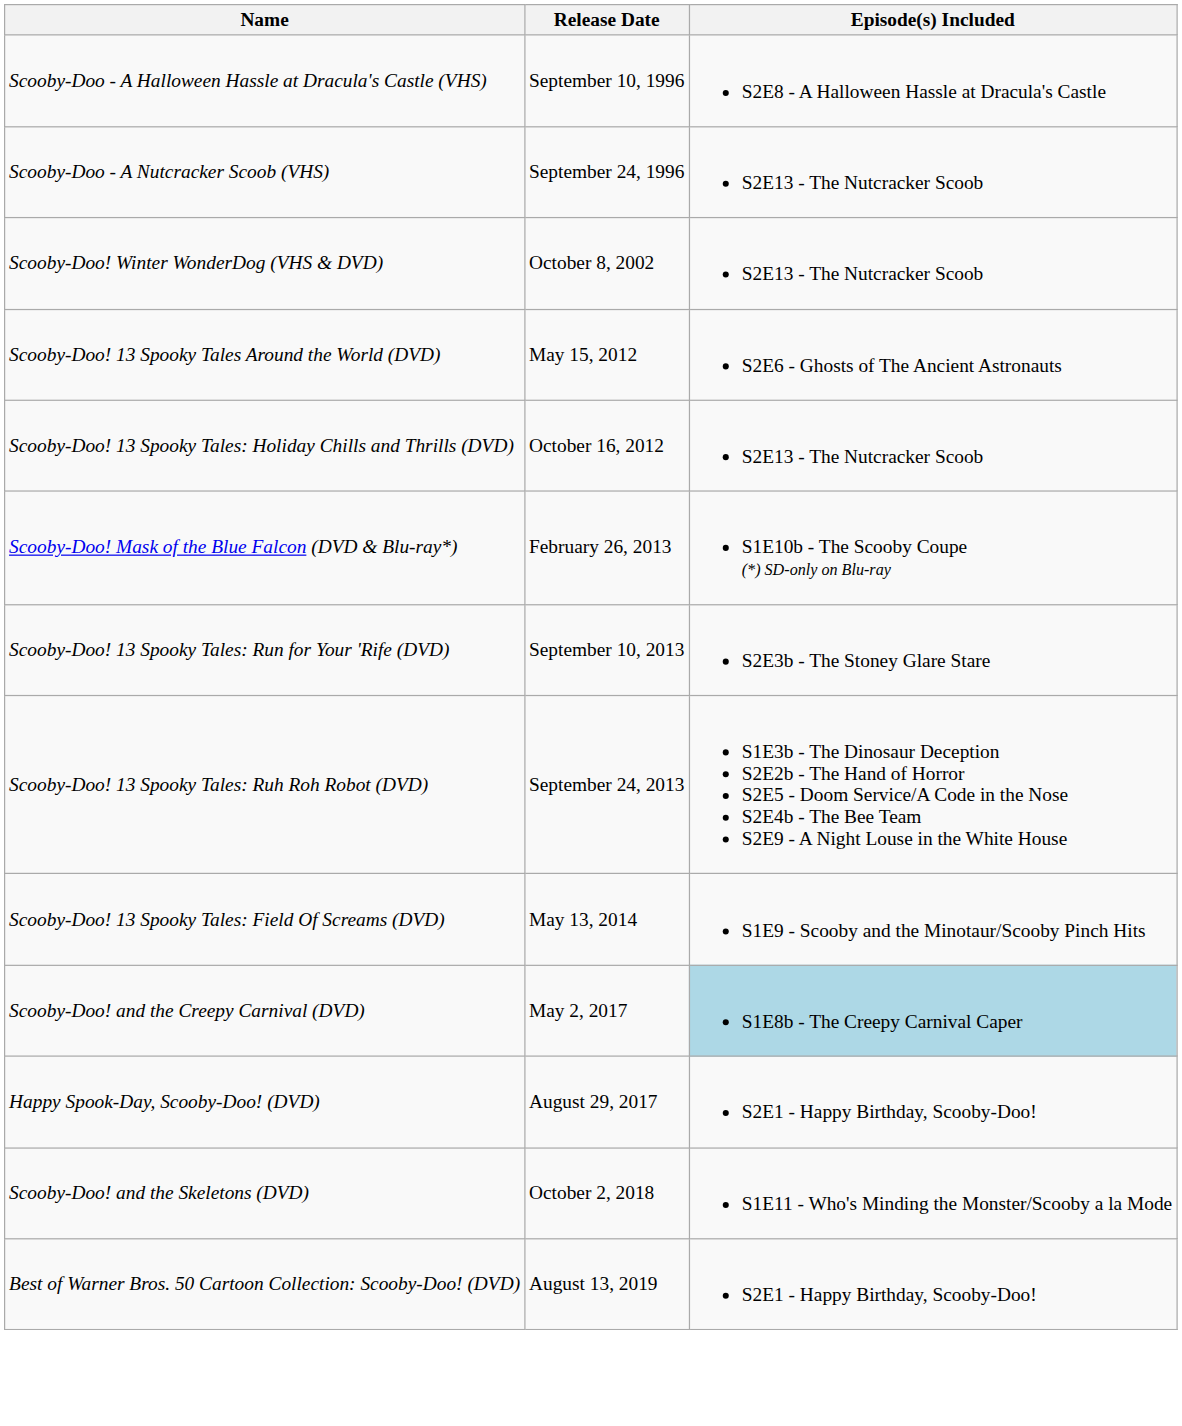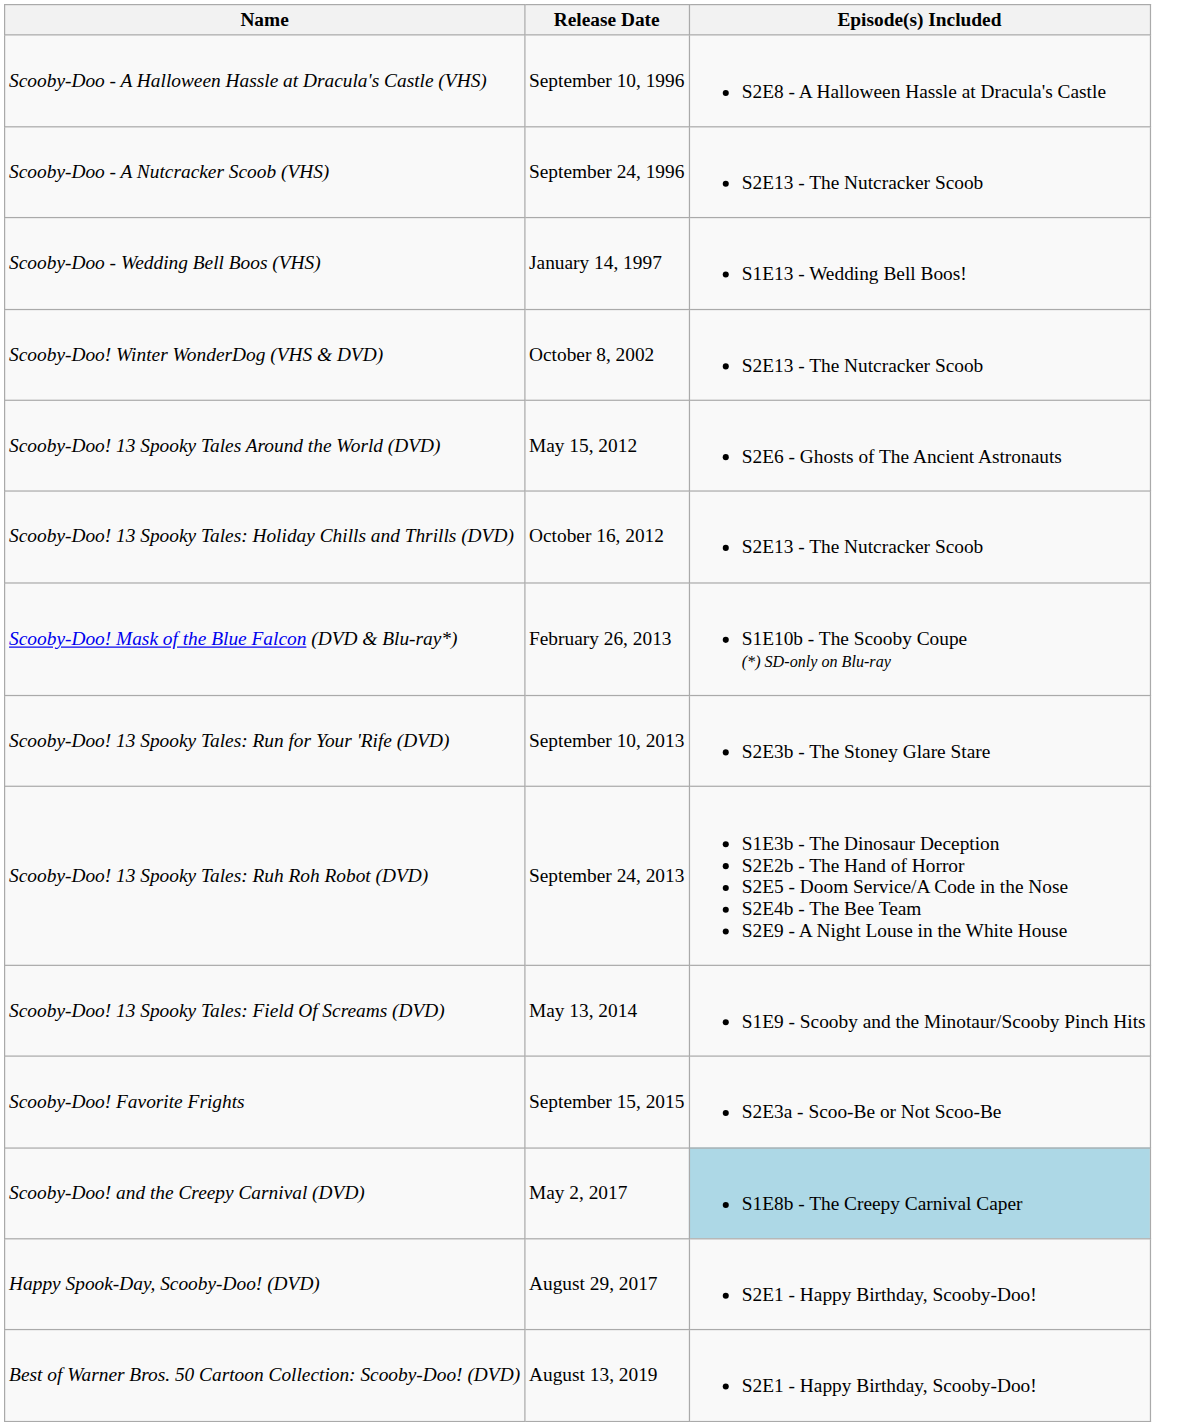+ row: (165, 263)
+ row: (127, 1101)
- row: (159, 1192)
